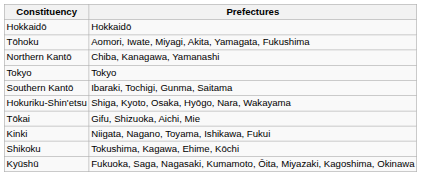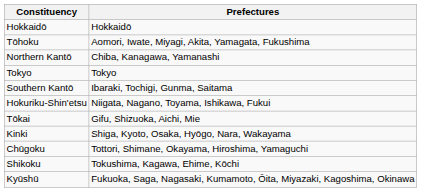(191, 103) Shiga, Kyoto, Osaka, Hyōgo, Nara, Wakayama -> (181, 103) Niigata, Nagano, Toyama, Ishikawa, Fukui
(181, 133) Niigata, Nagano, Toyama, Ishikawa, Fukui -> (191, 133) Shiga, Kyoto, Osaka, Hyōgo, Nara, Wakayama
+ row: (26, 149)
